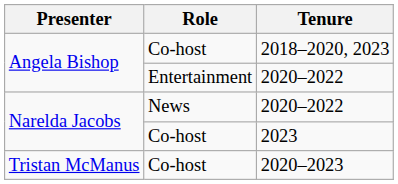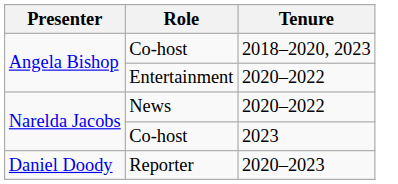- row: (74, 164)
+ row: (61, 164)
